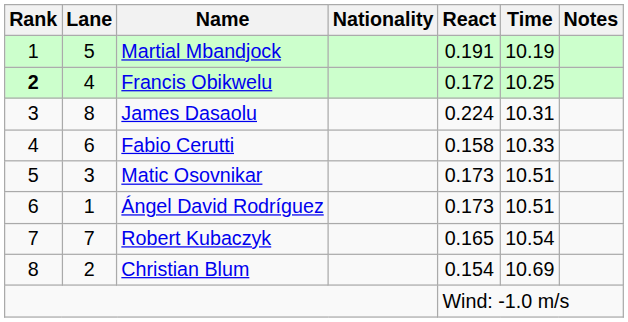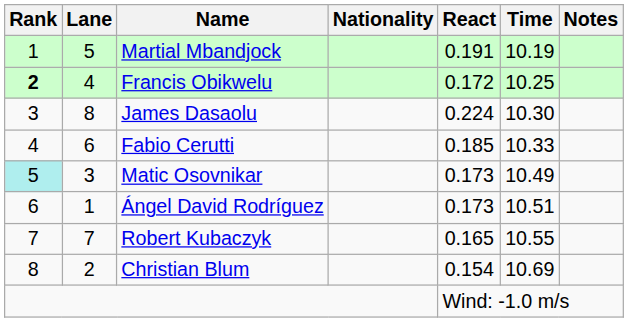(530, 113) 10.31 -> (530, 113) 10.30
(469, 144) 0.158 -> (469, 144) 0.185
(33, 176) no background -> (33, 176) paleturquoise background
(530, 176) 10.51 -> (530, 176) 10.49
(530, 238) 10.54 -> (530, 238) 10.55
